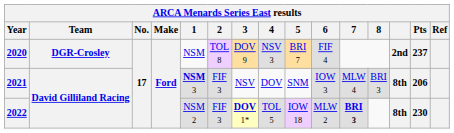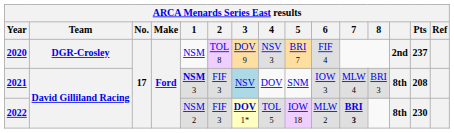(245, 83) no background -> (245, 83) lightblue background
(420, 83) 206 -> (420, 83) 208
